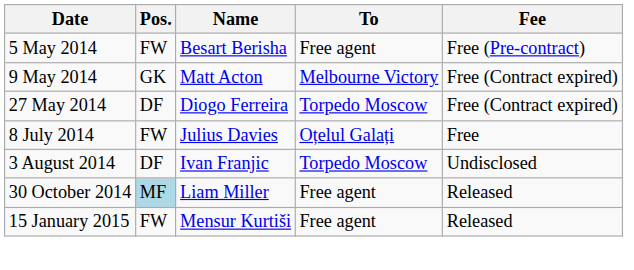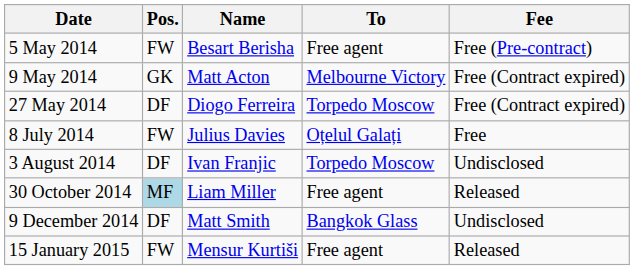+ row: (74, 221)
